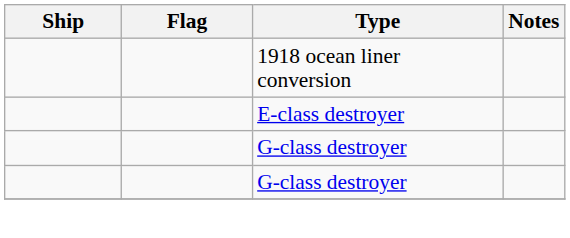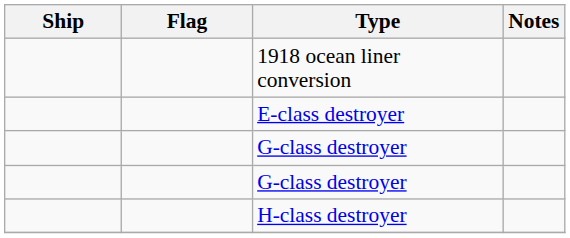+ row: (63, 216)
